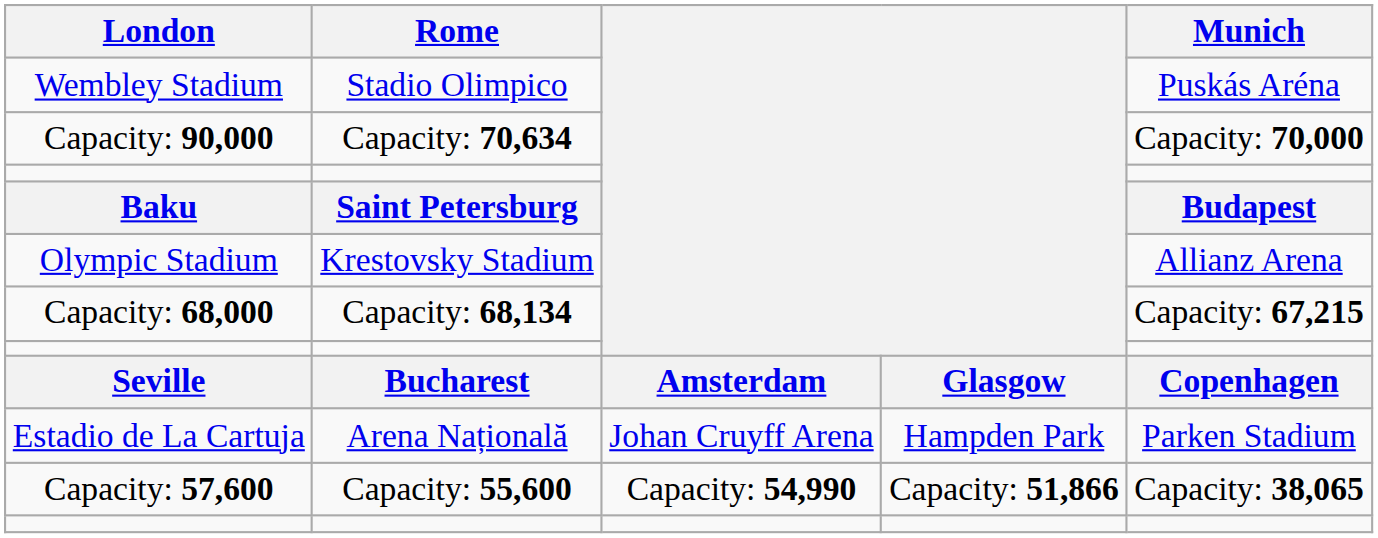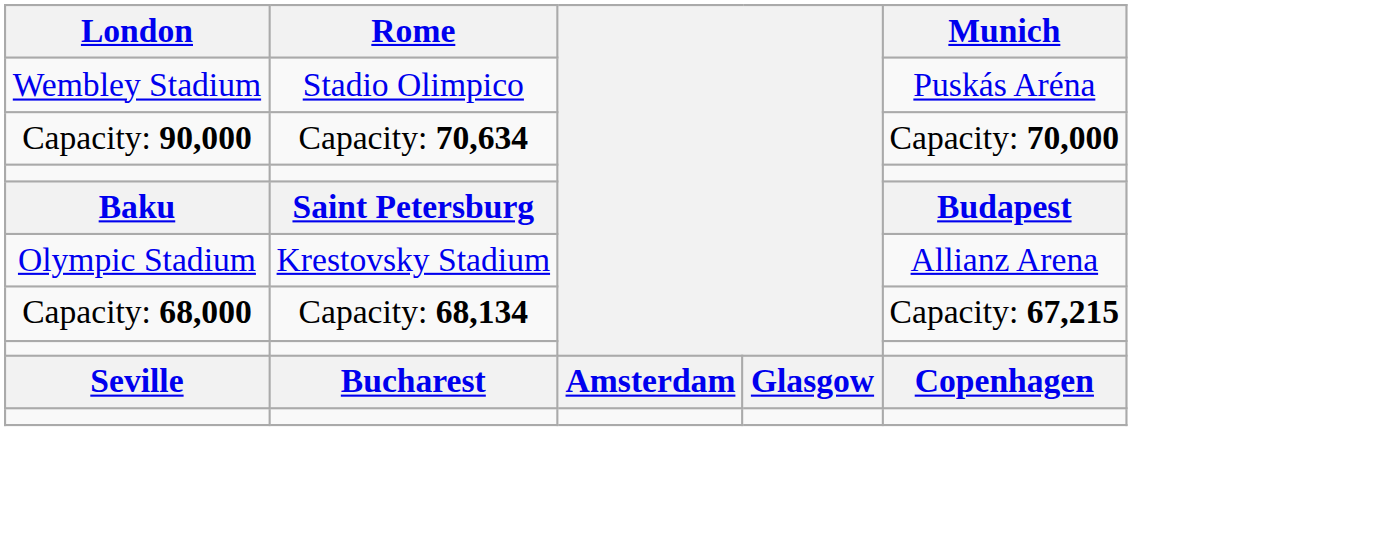- row: (159, 435)
- row: (159, 488)
